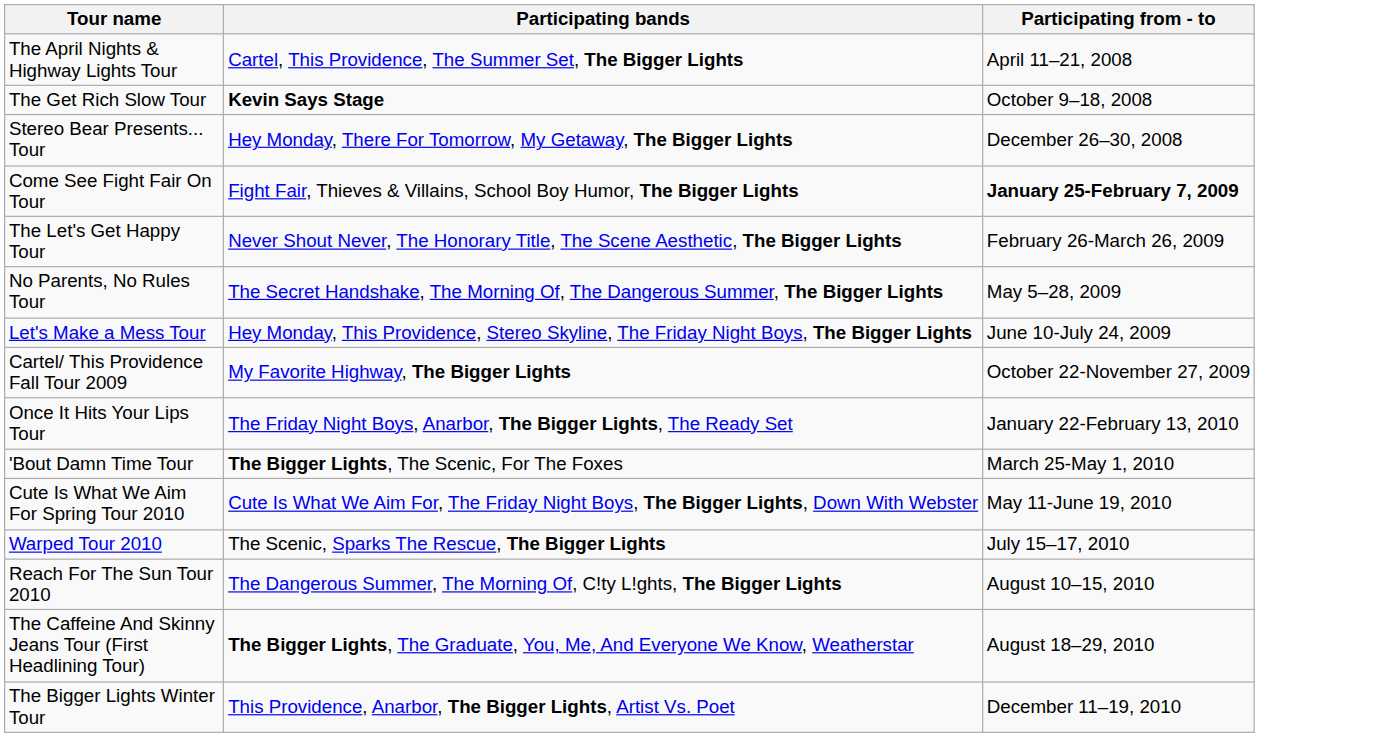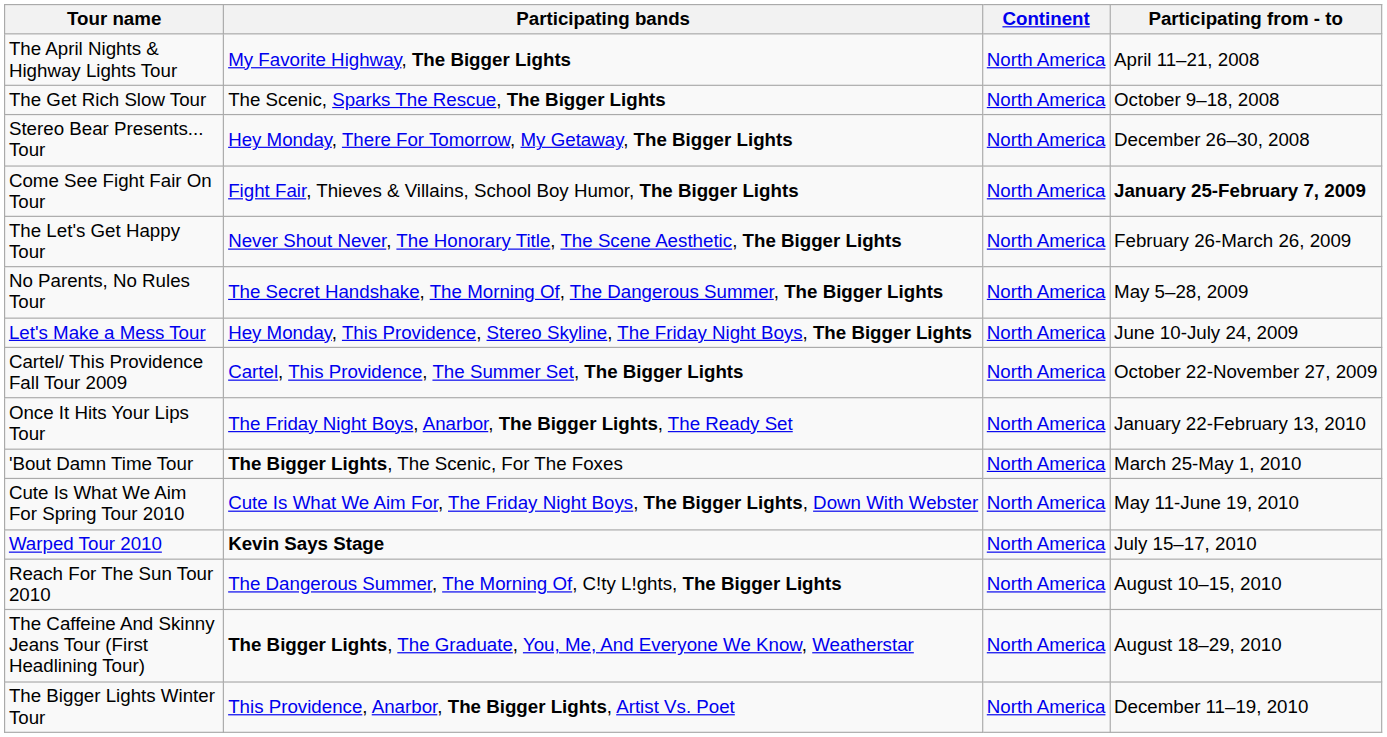+ column: (1046, 19)
(486, 59) Cartel, This Providence, The Summer Set, The Bigger Lights -> (400, 59) My Favorite Highway, The Bigger Lights
(306, 99) Kevin Says Stage -> (447, 99) The Scenic, Sparks The Rescue, The Bigger Lights
(400, 372) My Favorite Highway, The Bigger Lights -> (486, 372) Cartel, This Providence, The Summer Set, The Bigger Lights
(447, 544) The Scenic, Sparks The Rescue, The Bigger Lights -> (306, 544) Kevin Says Stage
